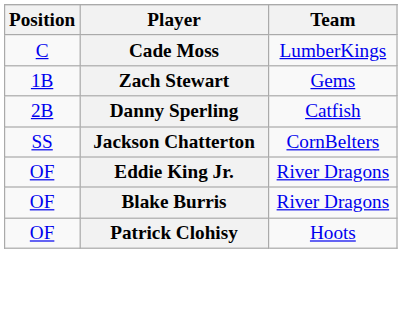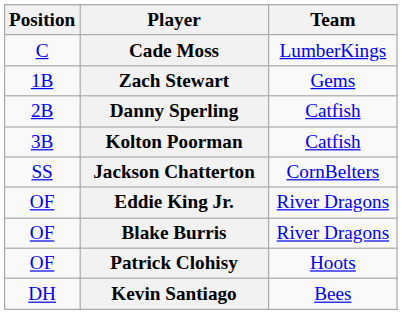+ row: (174, 141)
+ row: (174, 293)
